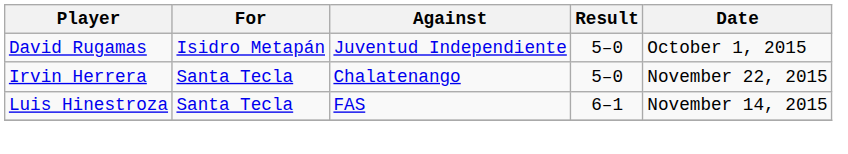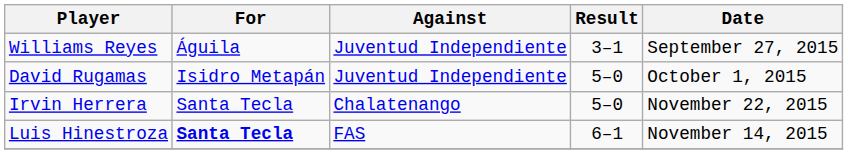+ row: (83, 48)
(235, 106) normal -> (235, 134) bold
